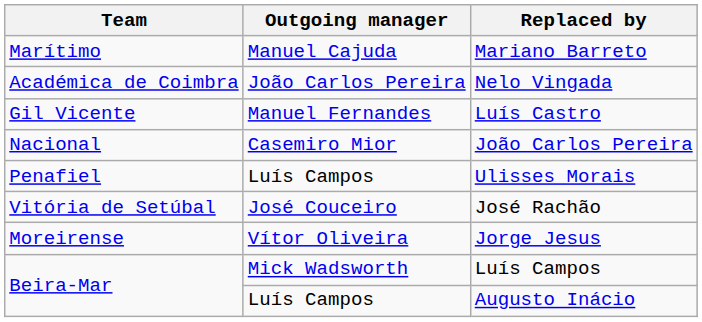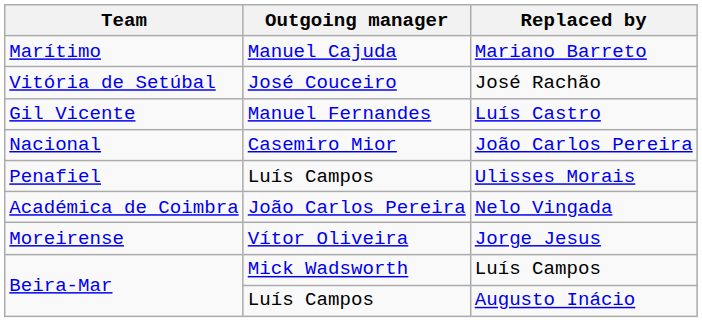rows swapped: (538, 207) <-> (544, 83)
